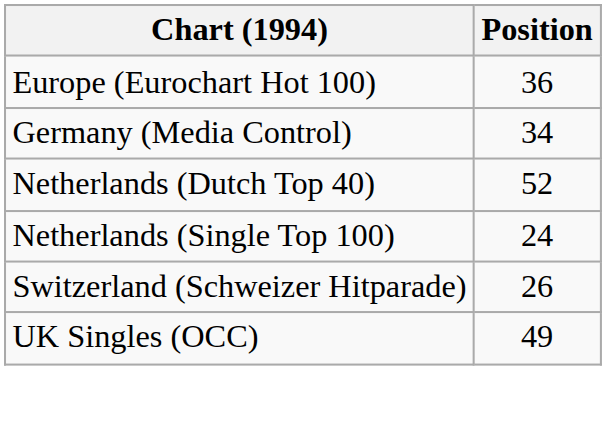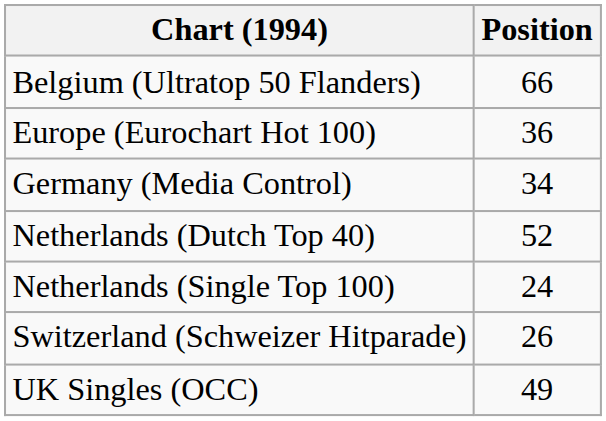+ row: (217, 81)
